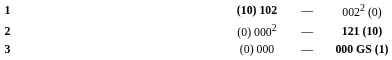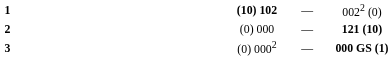(257, 30) (0) 0002 -> (257, 29) (0) 000
(257, 49) (0) 000 -> (257, 47) (0) 0002
